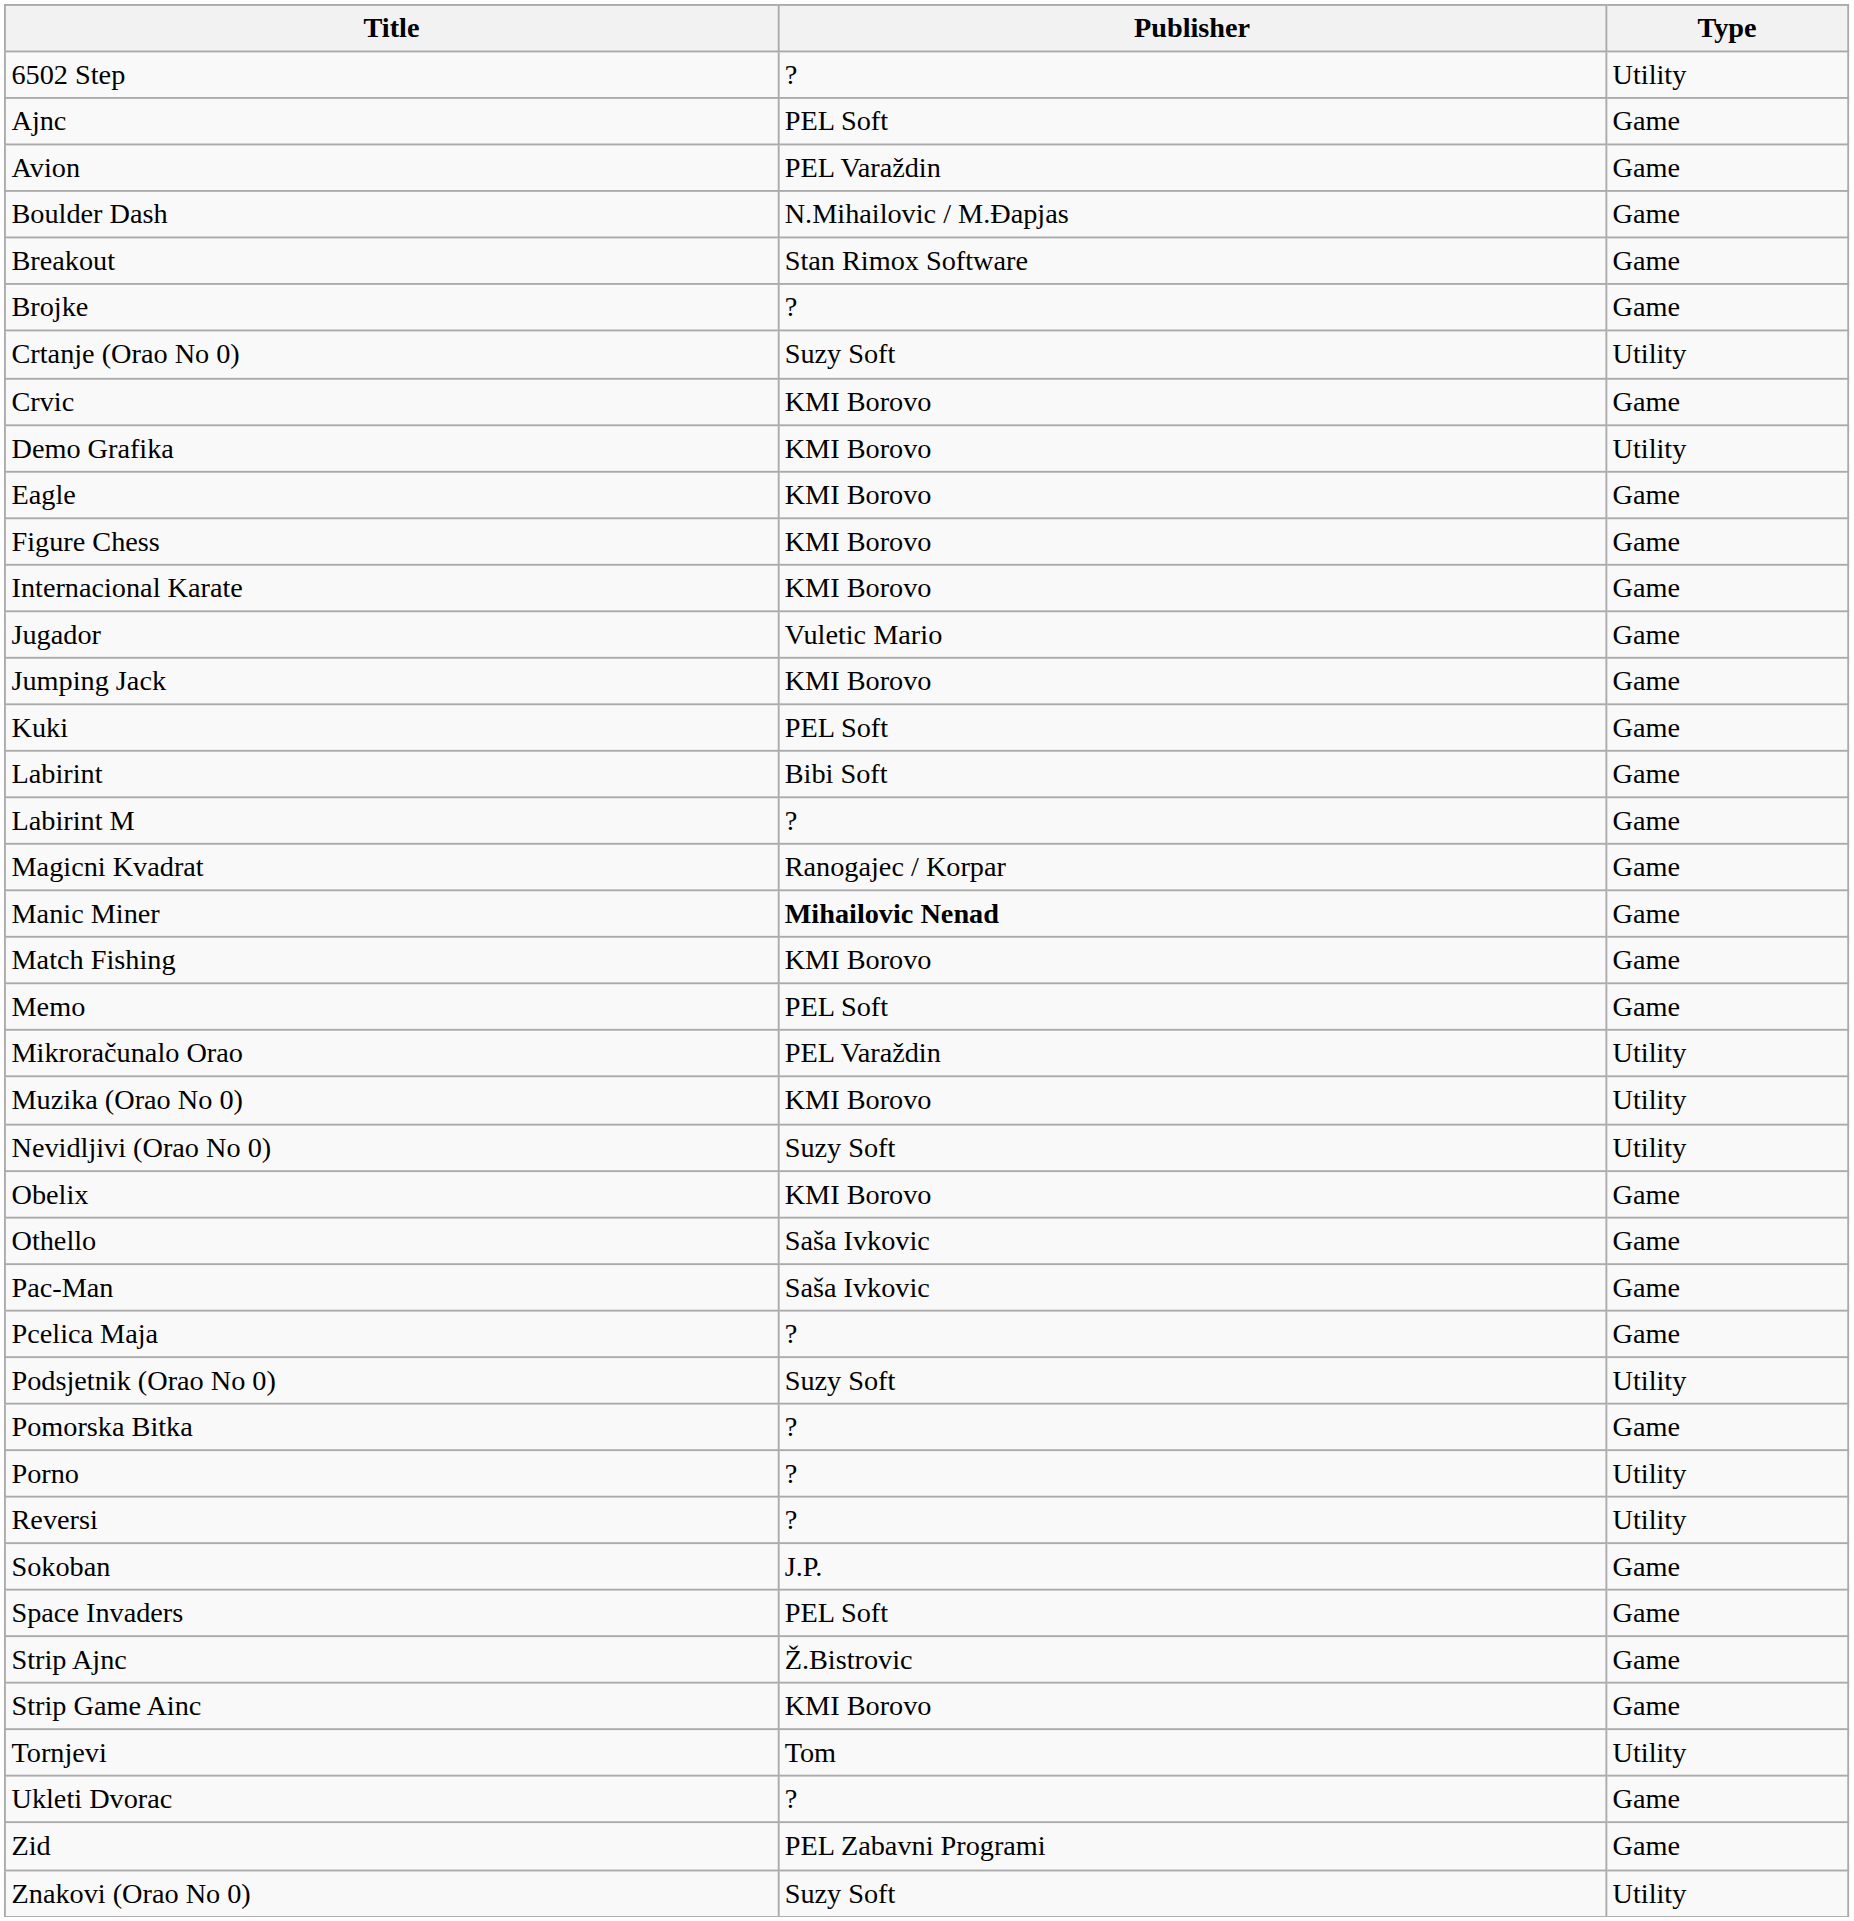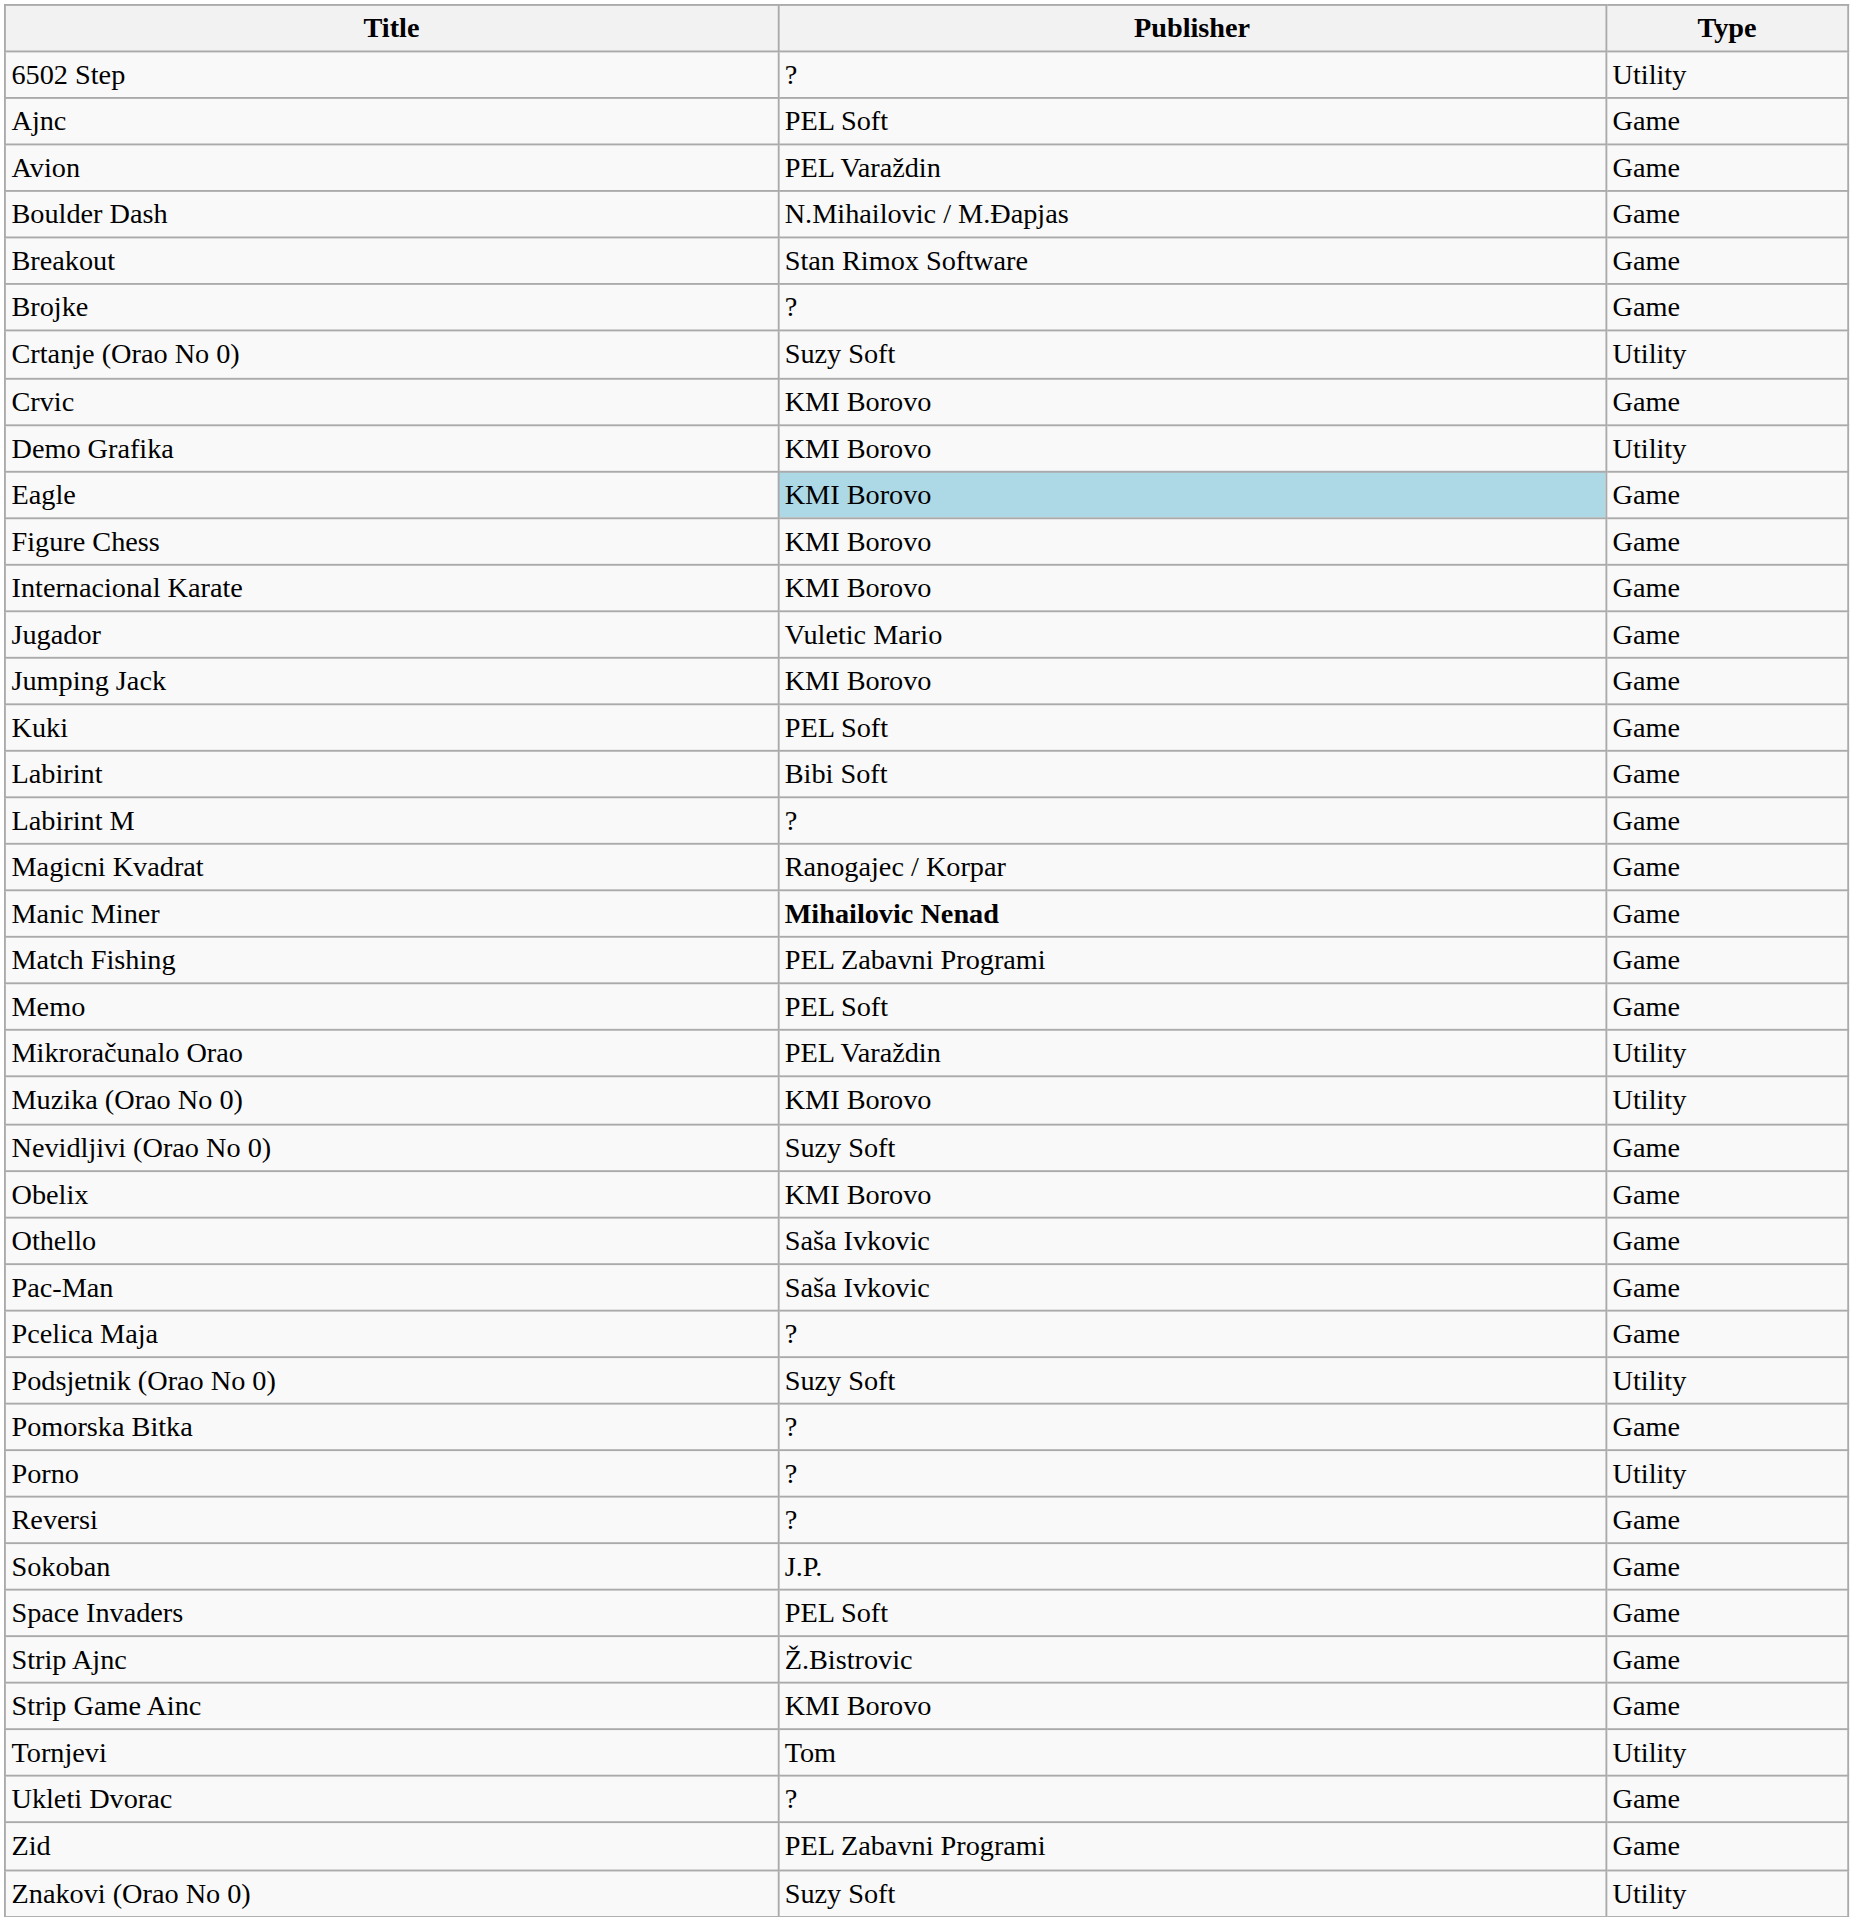(858, 494) no background -> (858, 494) lightblue background
(858, 960) KMI Borovo -> (915, 960) PEL Zabavni Programi
(1649, 1146) Utility -> (1646, 1146) Game
(1649, 1519) Utility -> (1646, 1519) Game
